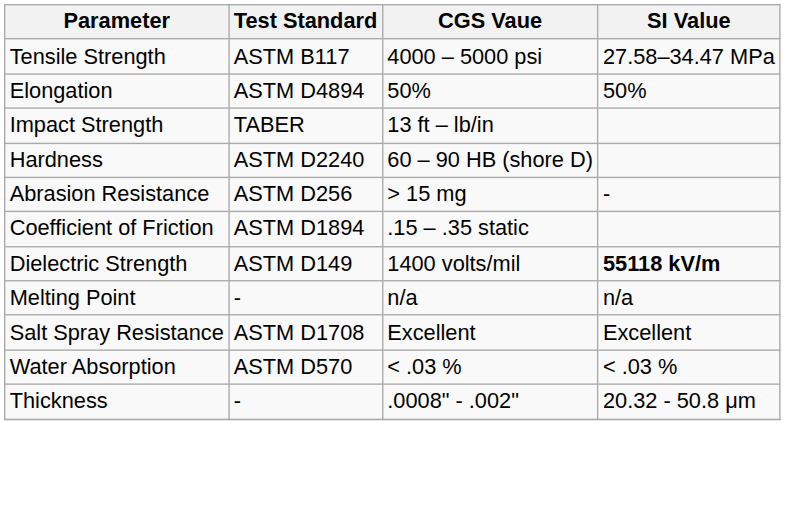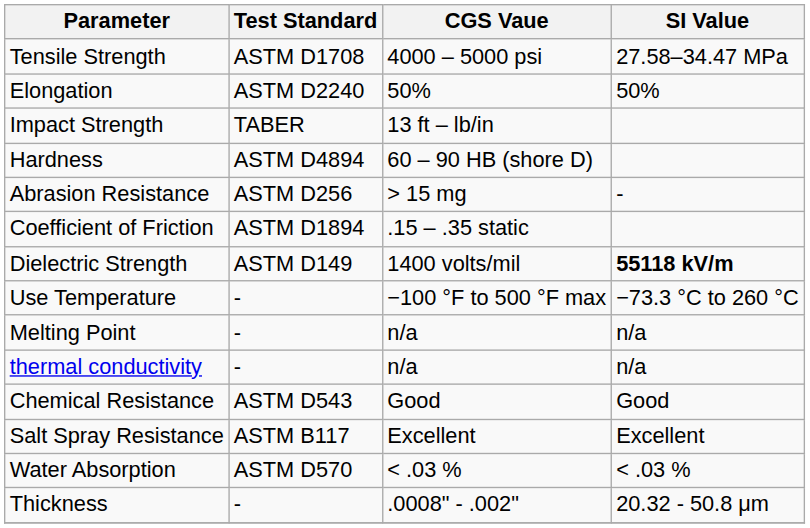(292, 56) ASTM B117 -> (299, 56) ASTM D1708
(299, 90) ASTM D4894 -> (299, 90) ASTM D2240
(299, 159) ASTM D2240 -> (299, 159) ASTM D4894
+ row: (93, 297)
+ row: (106, 366)
+ row: (112, 401)
(299, 332) ASTM D1708 -> (292, 435) ASTM B117
